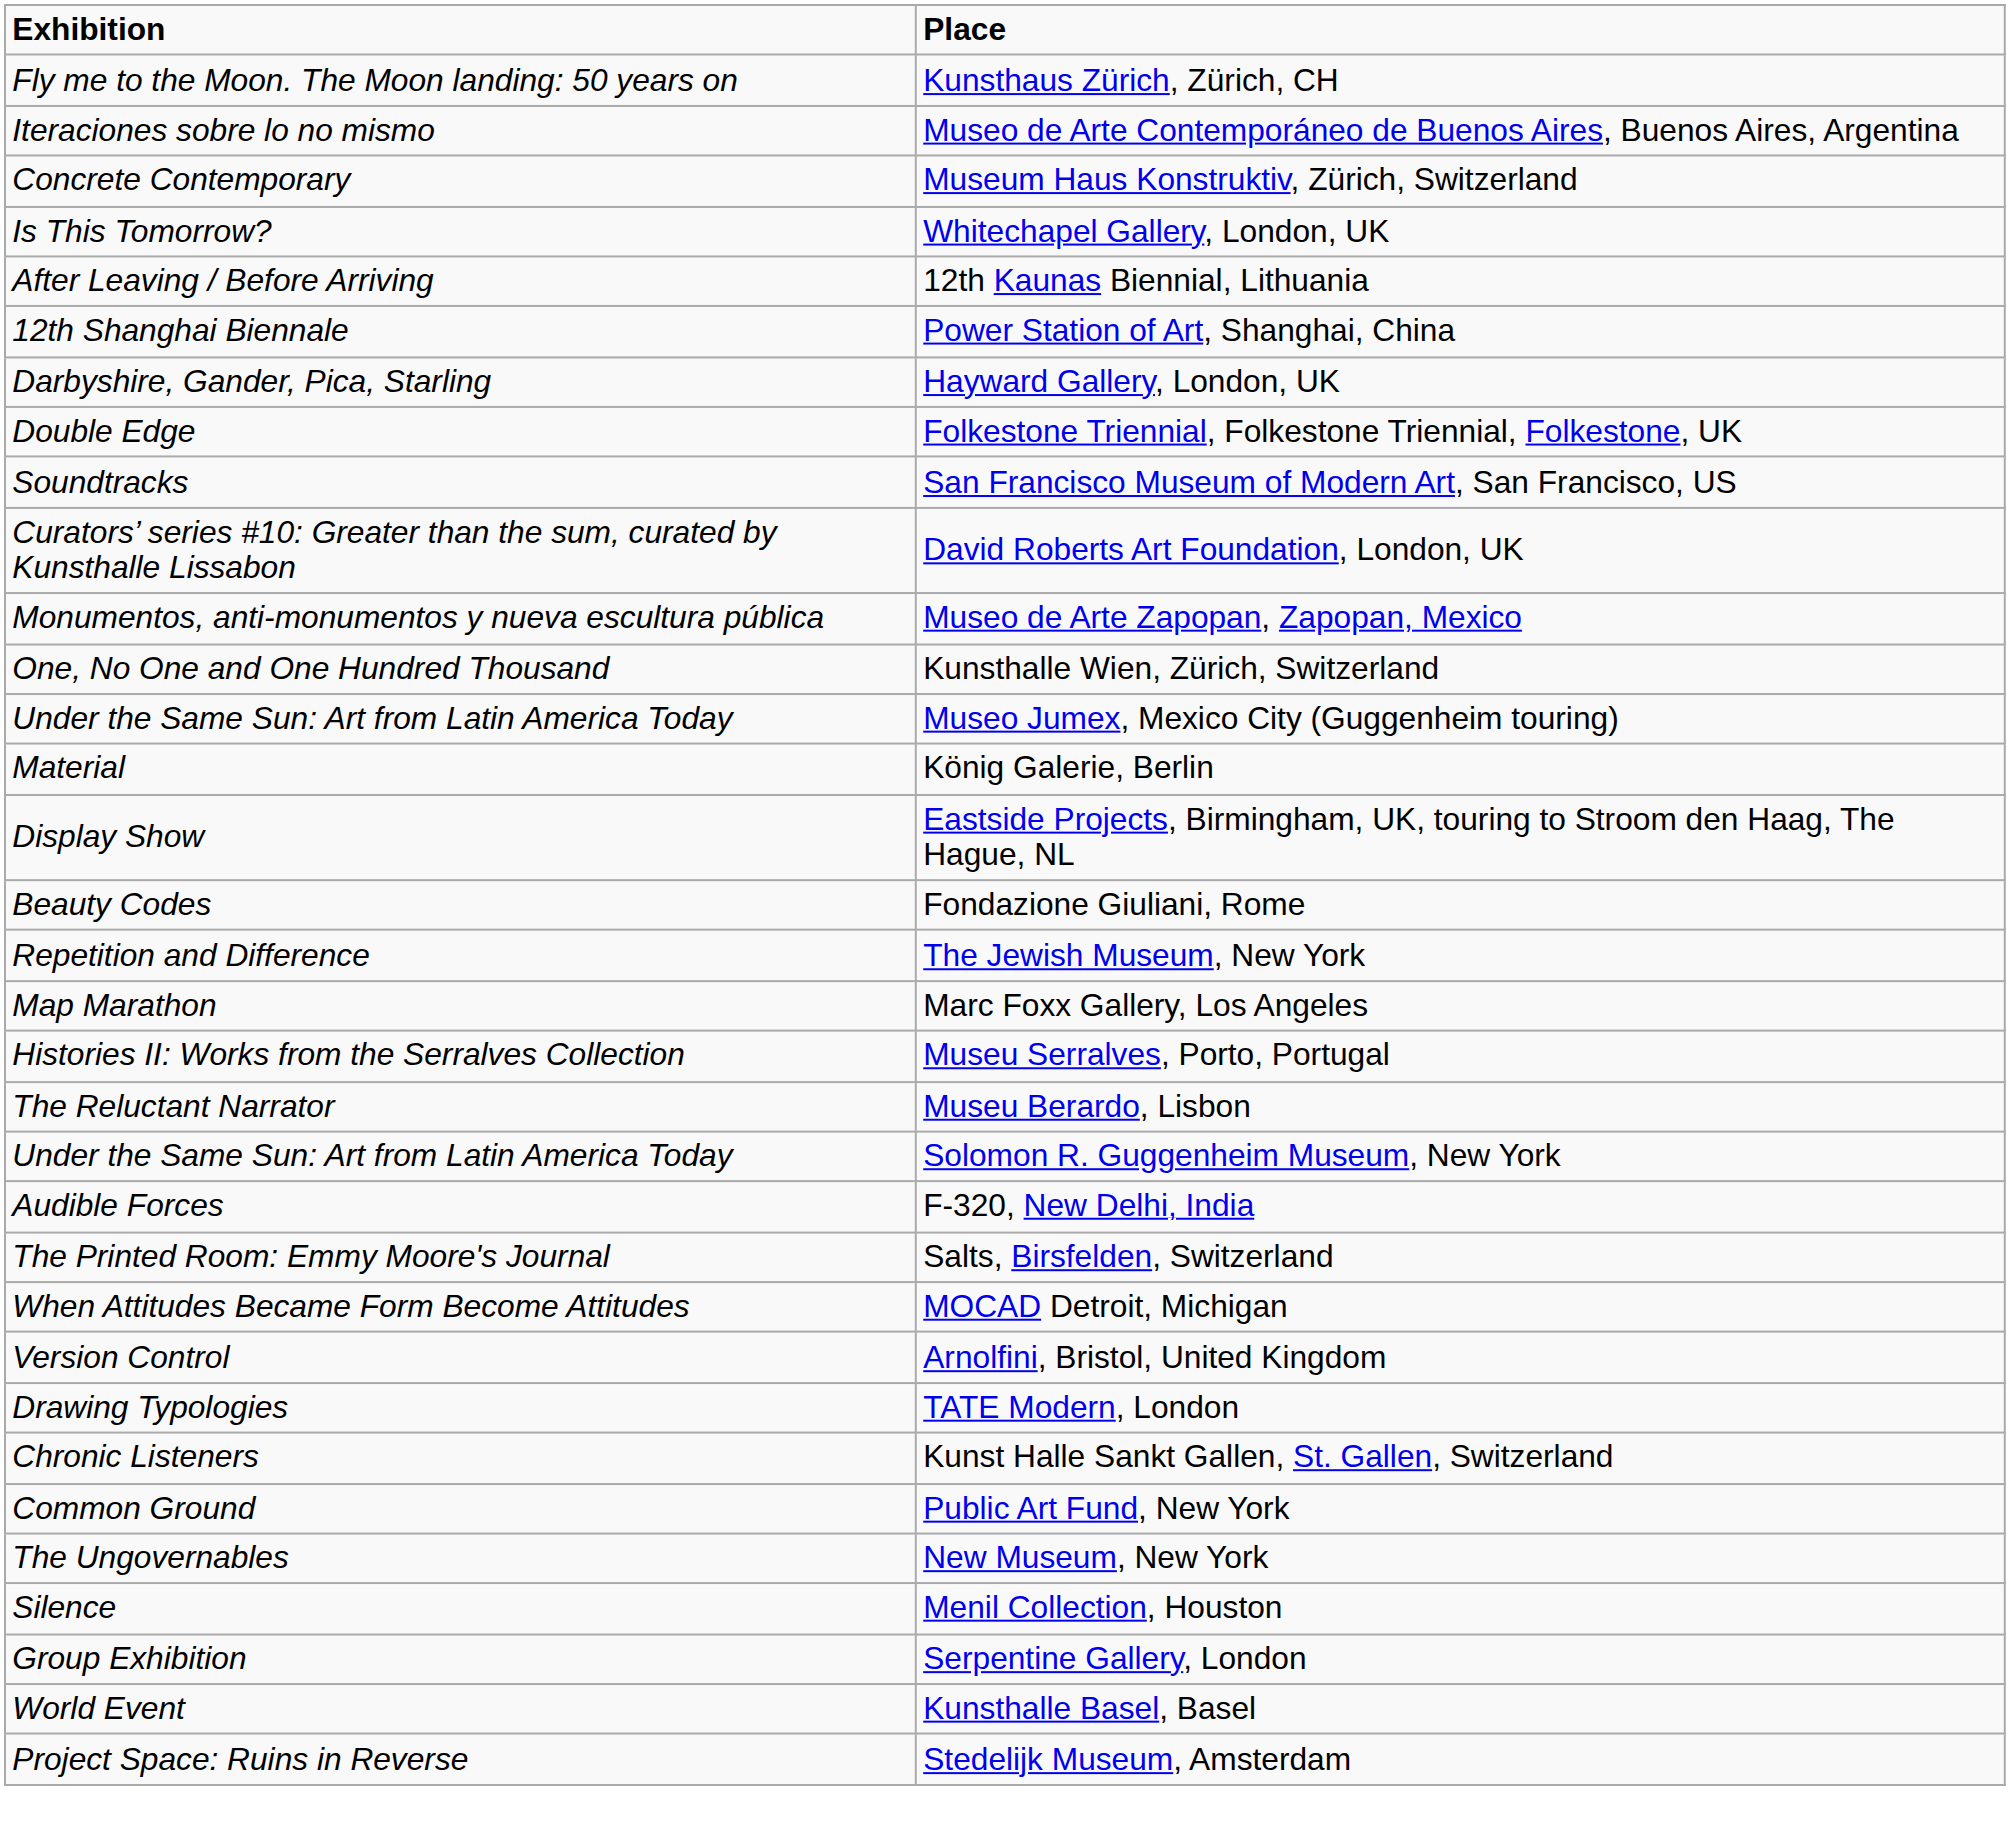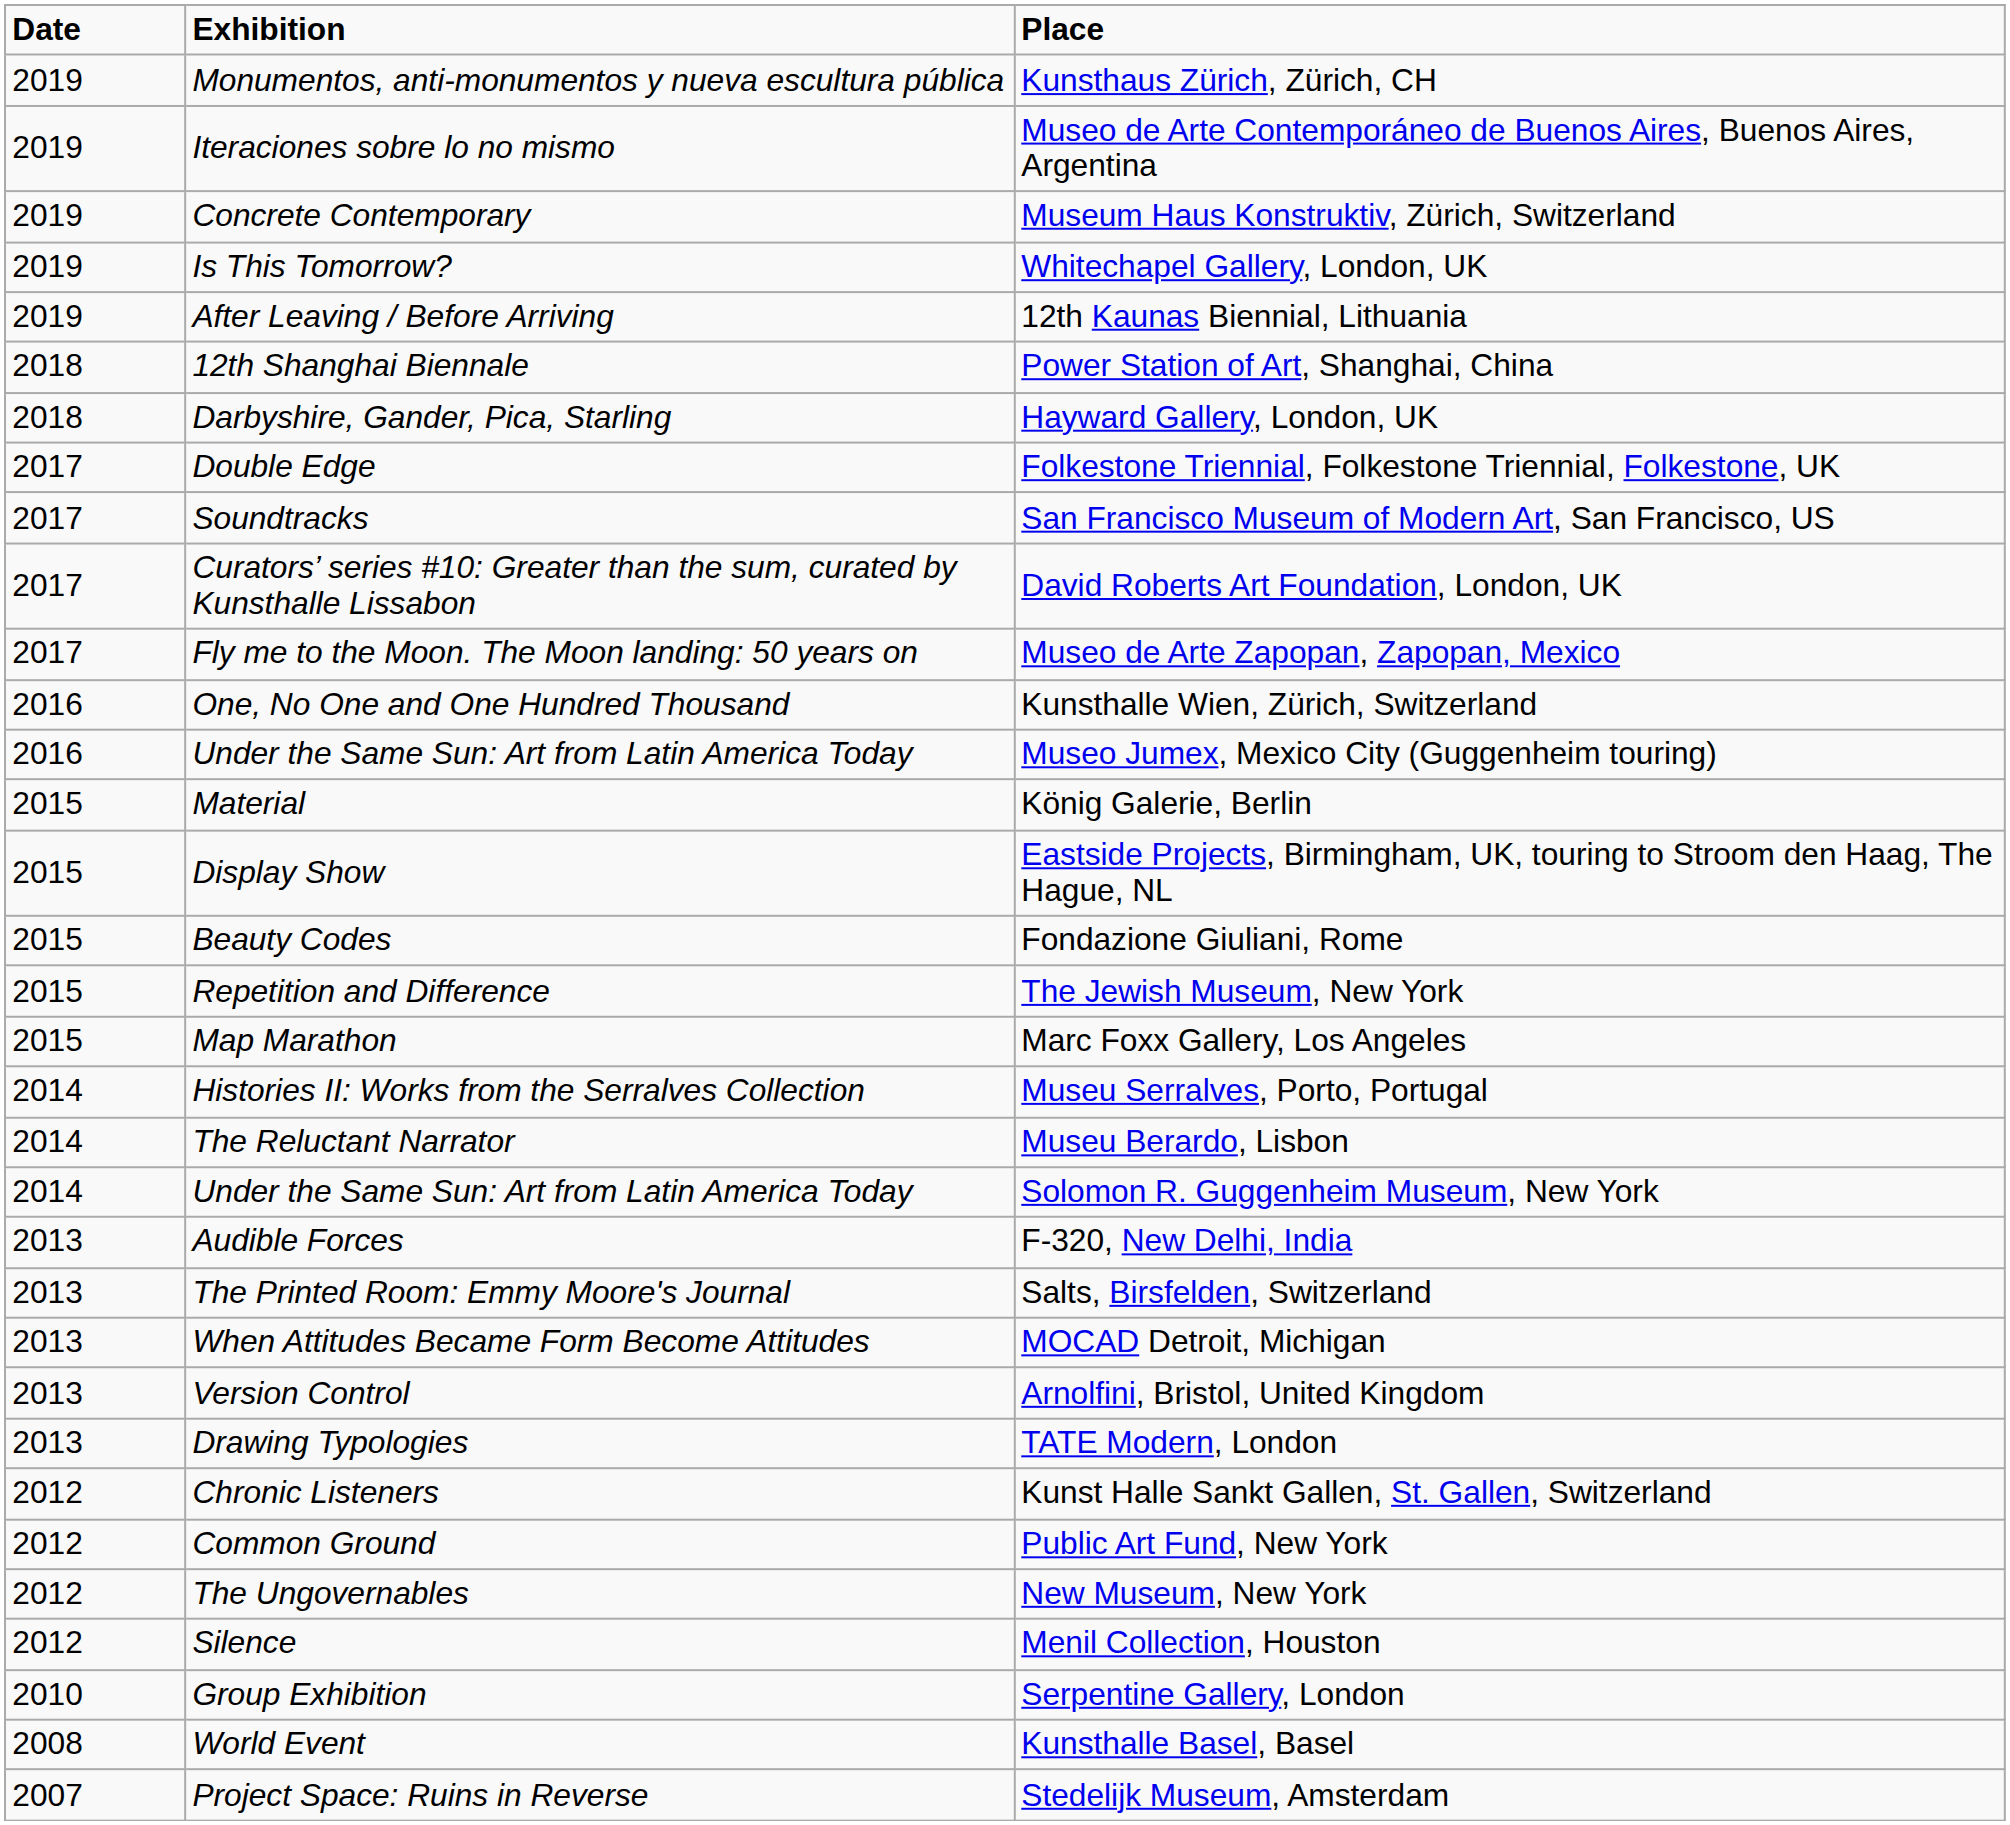+ column: (47, 29)
(375, 79) Fly me to the Moon. The Moon landing: 50 years on -> (598, 79) Monumentos, anti-monumentos y nueva escultura pública
(418, 617) Monumentos, anti-monumentos y nueva escultura pública -> (555, 653) Fly me to the Moon. The Moon landing: 50 years on
